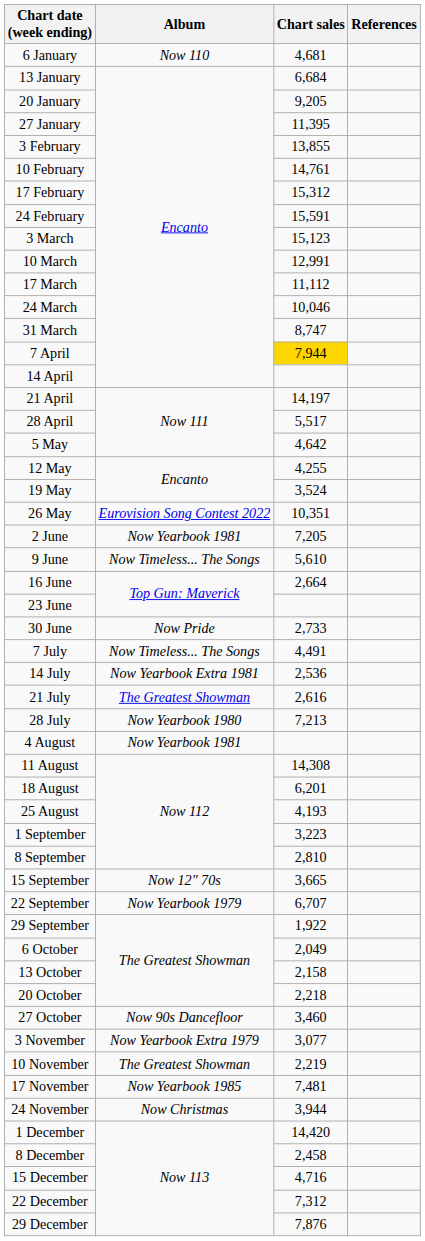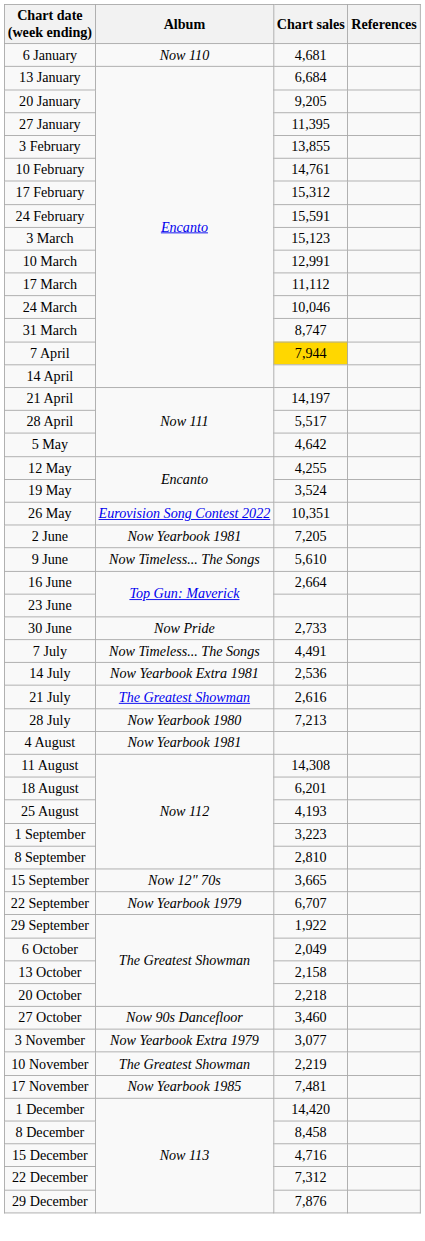- row: (50, 1109)
(311, 1154) 2,458 -> (311, 1132) 8,458
